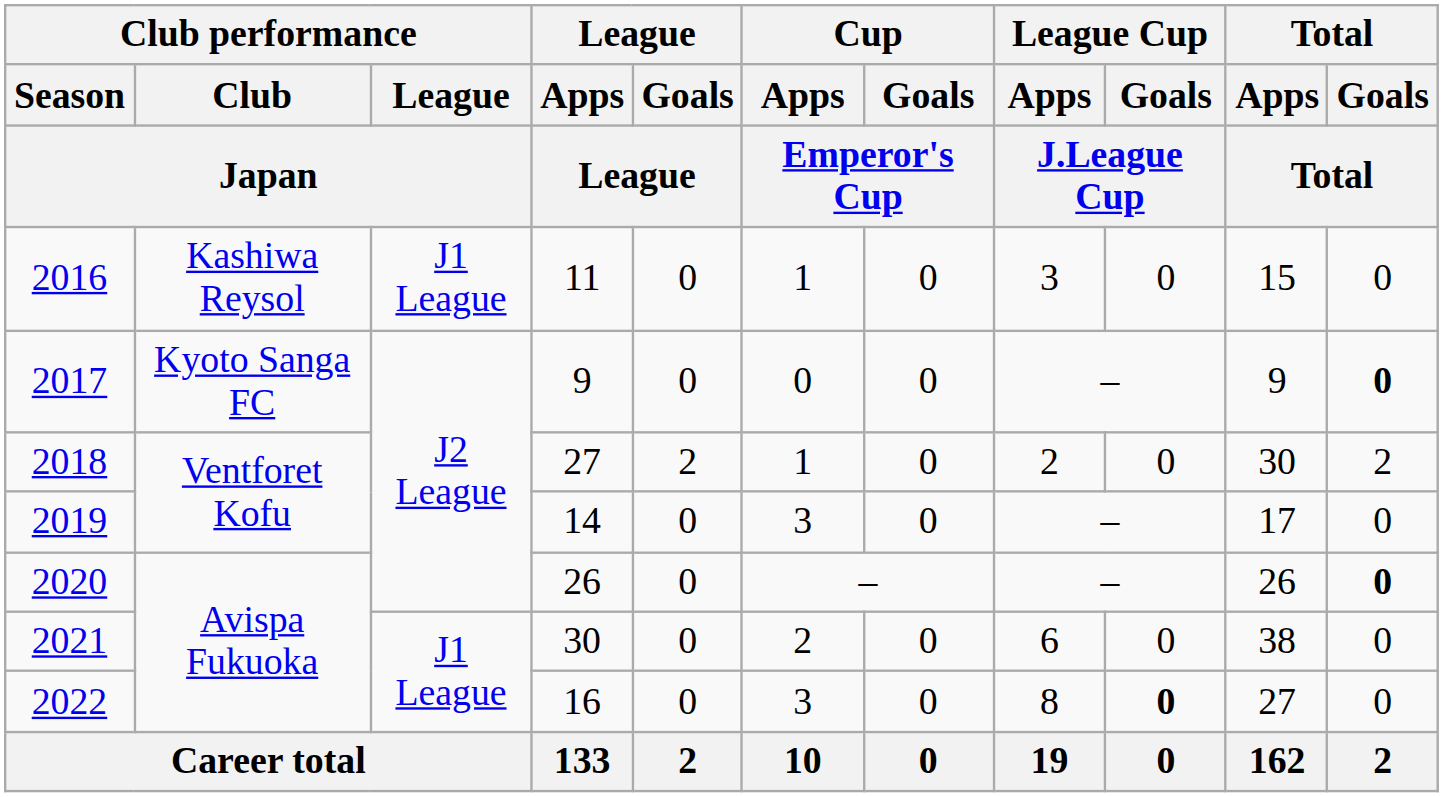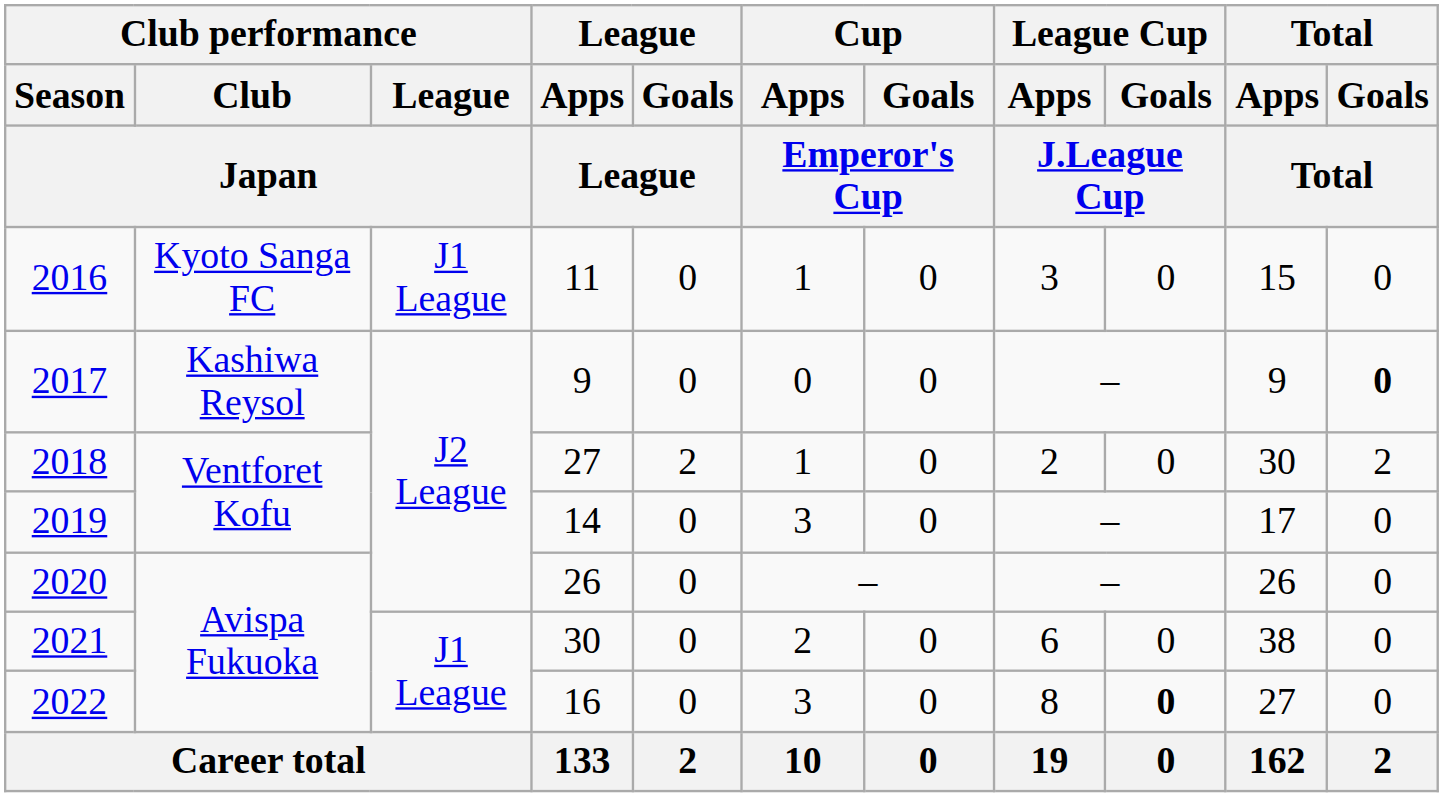(252, 277) Kashiwa Reysol -> (252, 277) Kyoto Sanga FC
(252, 380) Kyoto Sanga FC -> (252, 380) Kashiwa Reysol
(1383, 581) bold -> (1383, 581) normal
